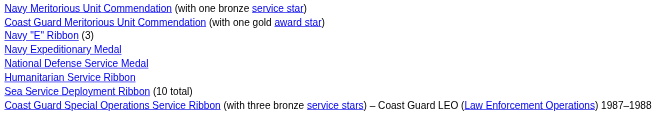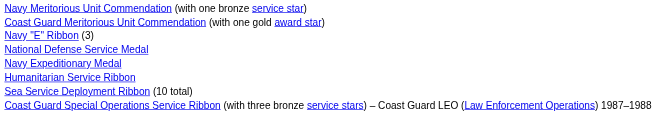rows swapped: (63, 50) <-> (76, 64)
